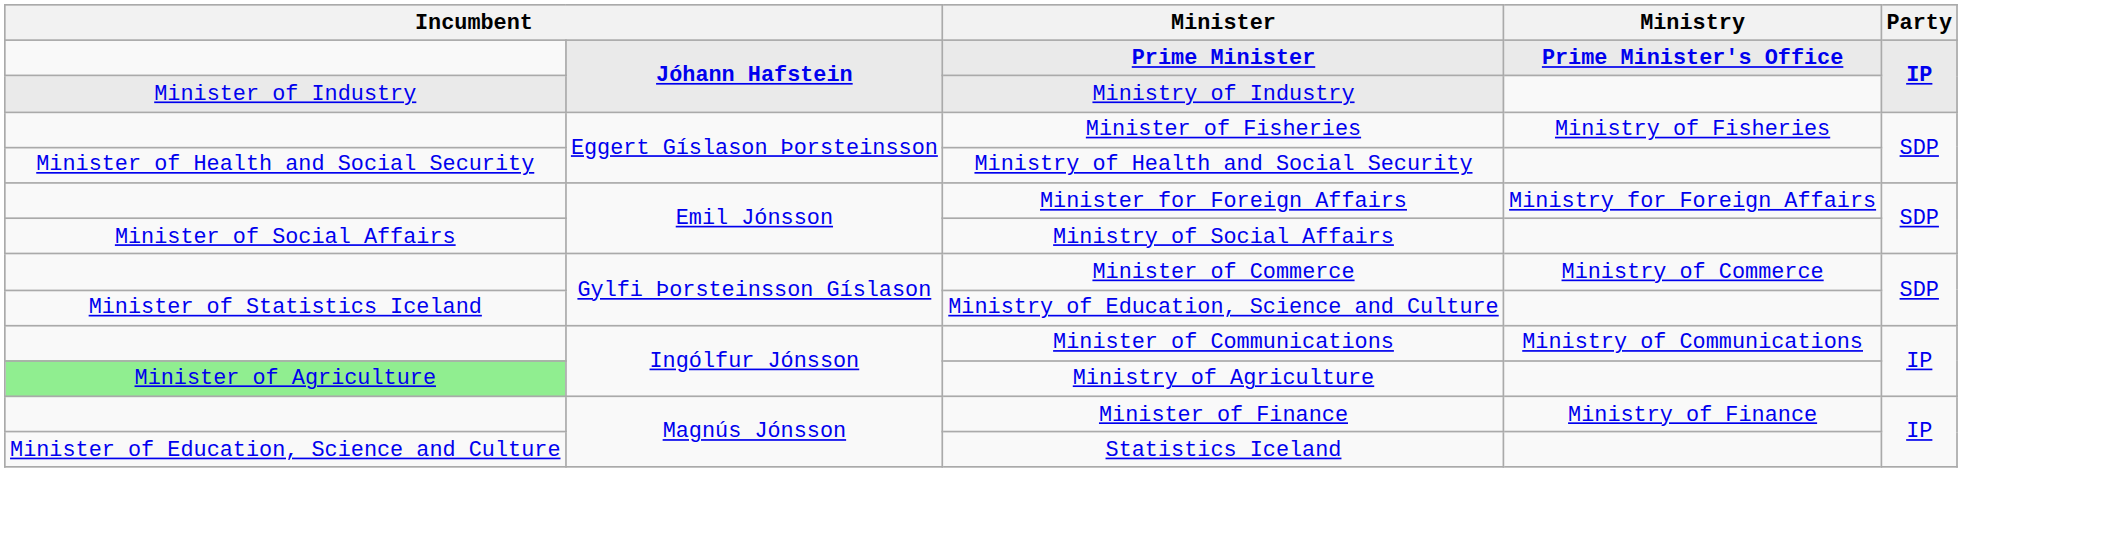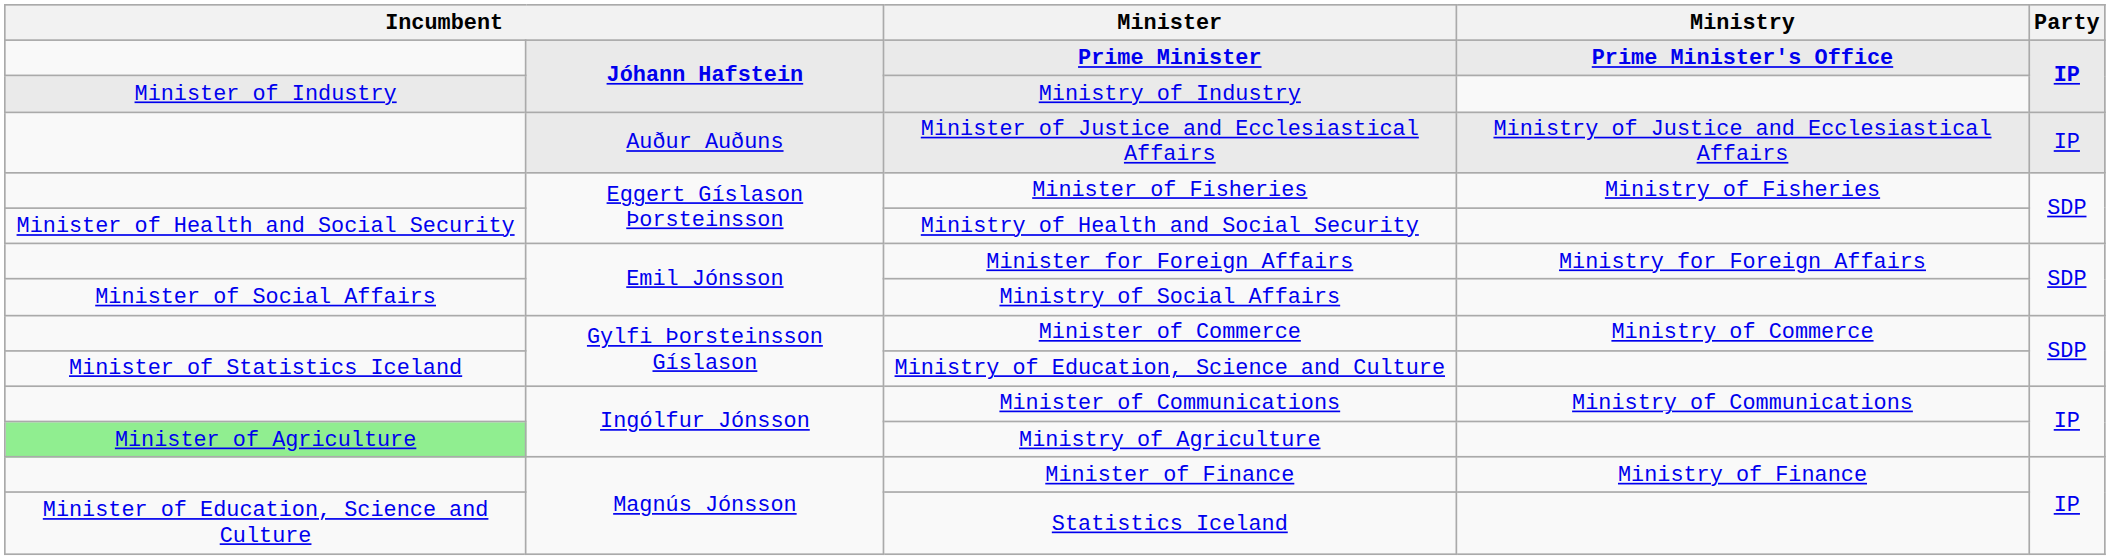+ row: (1170, 142)
